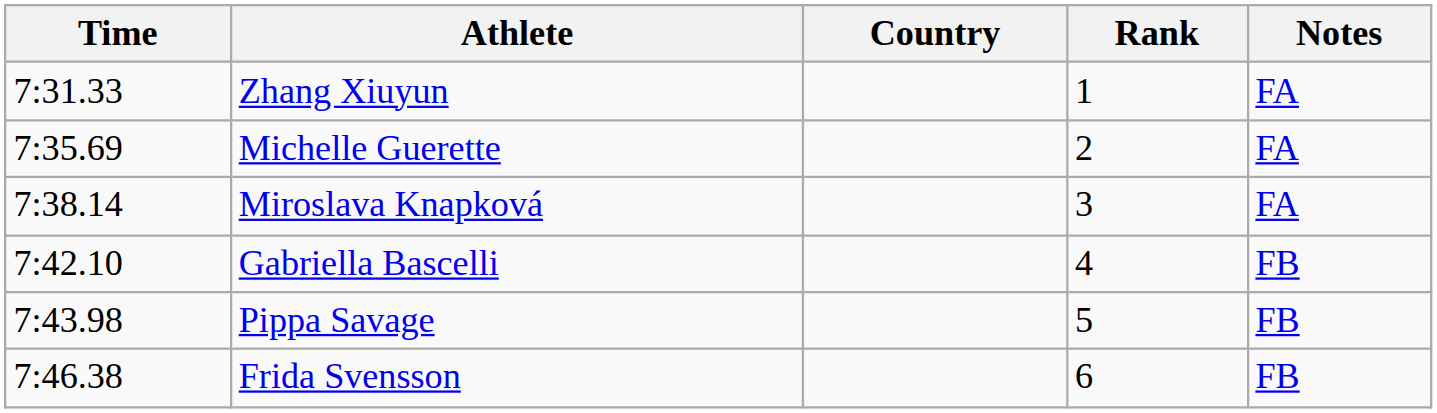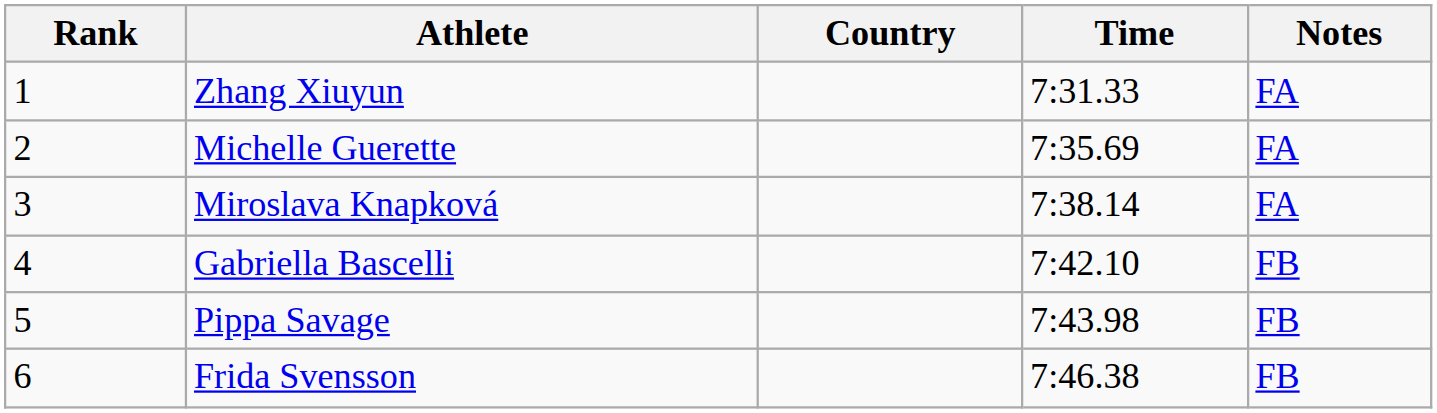columns swapped: (1157, 33) <-> (118, 33)
